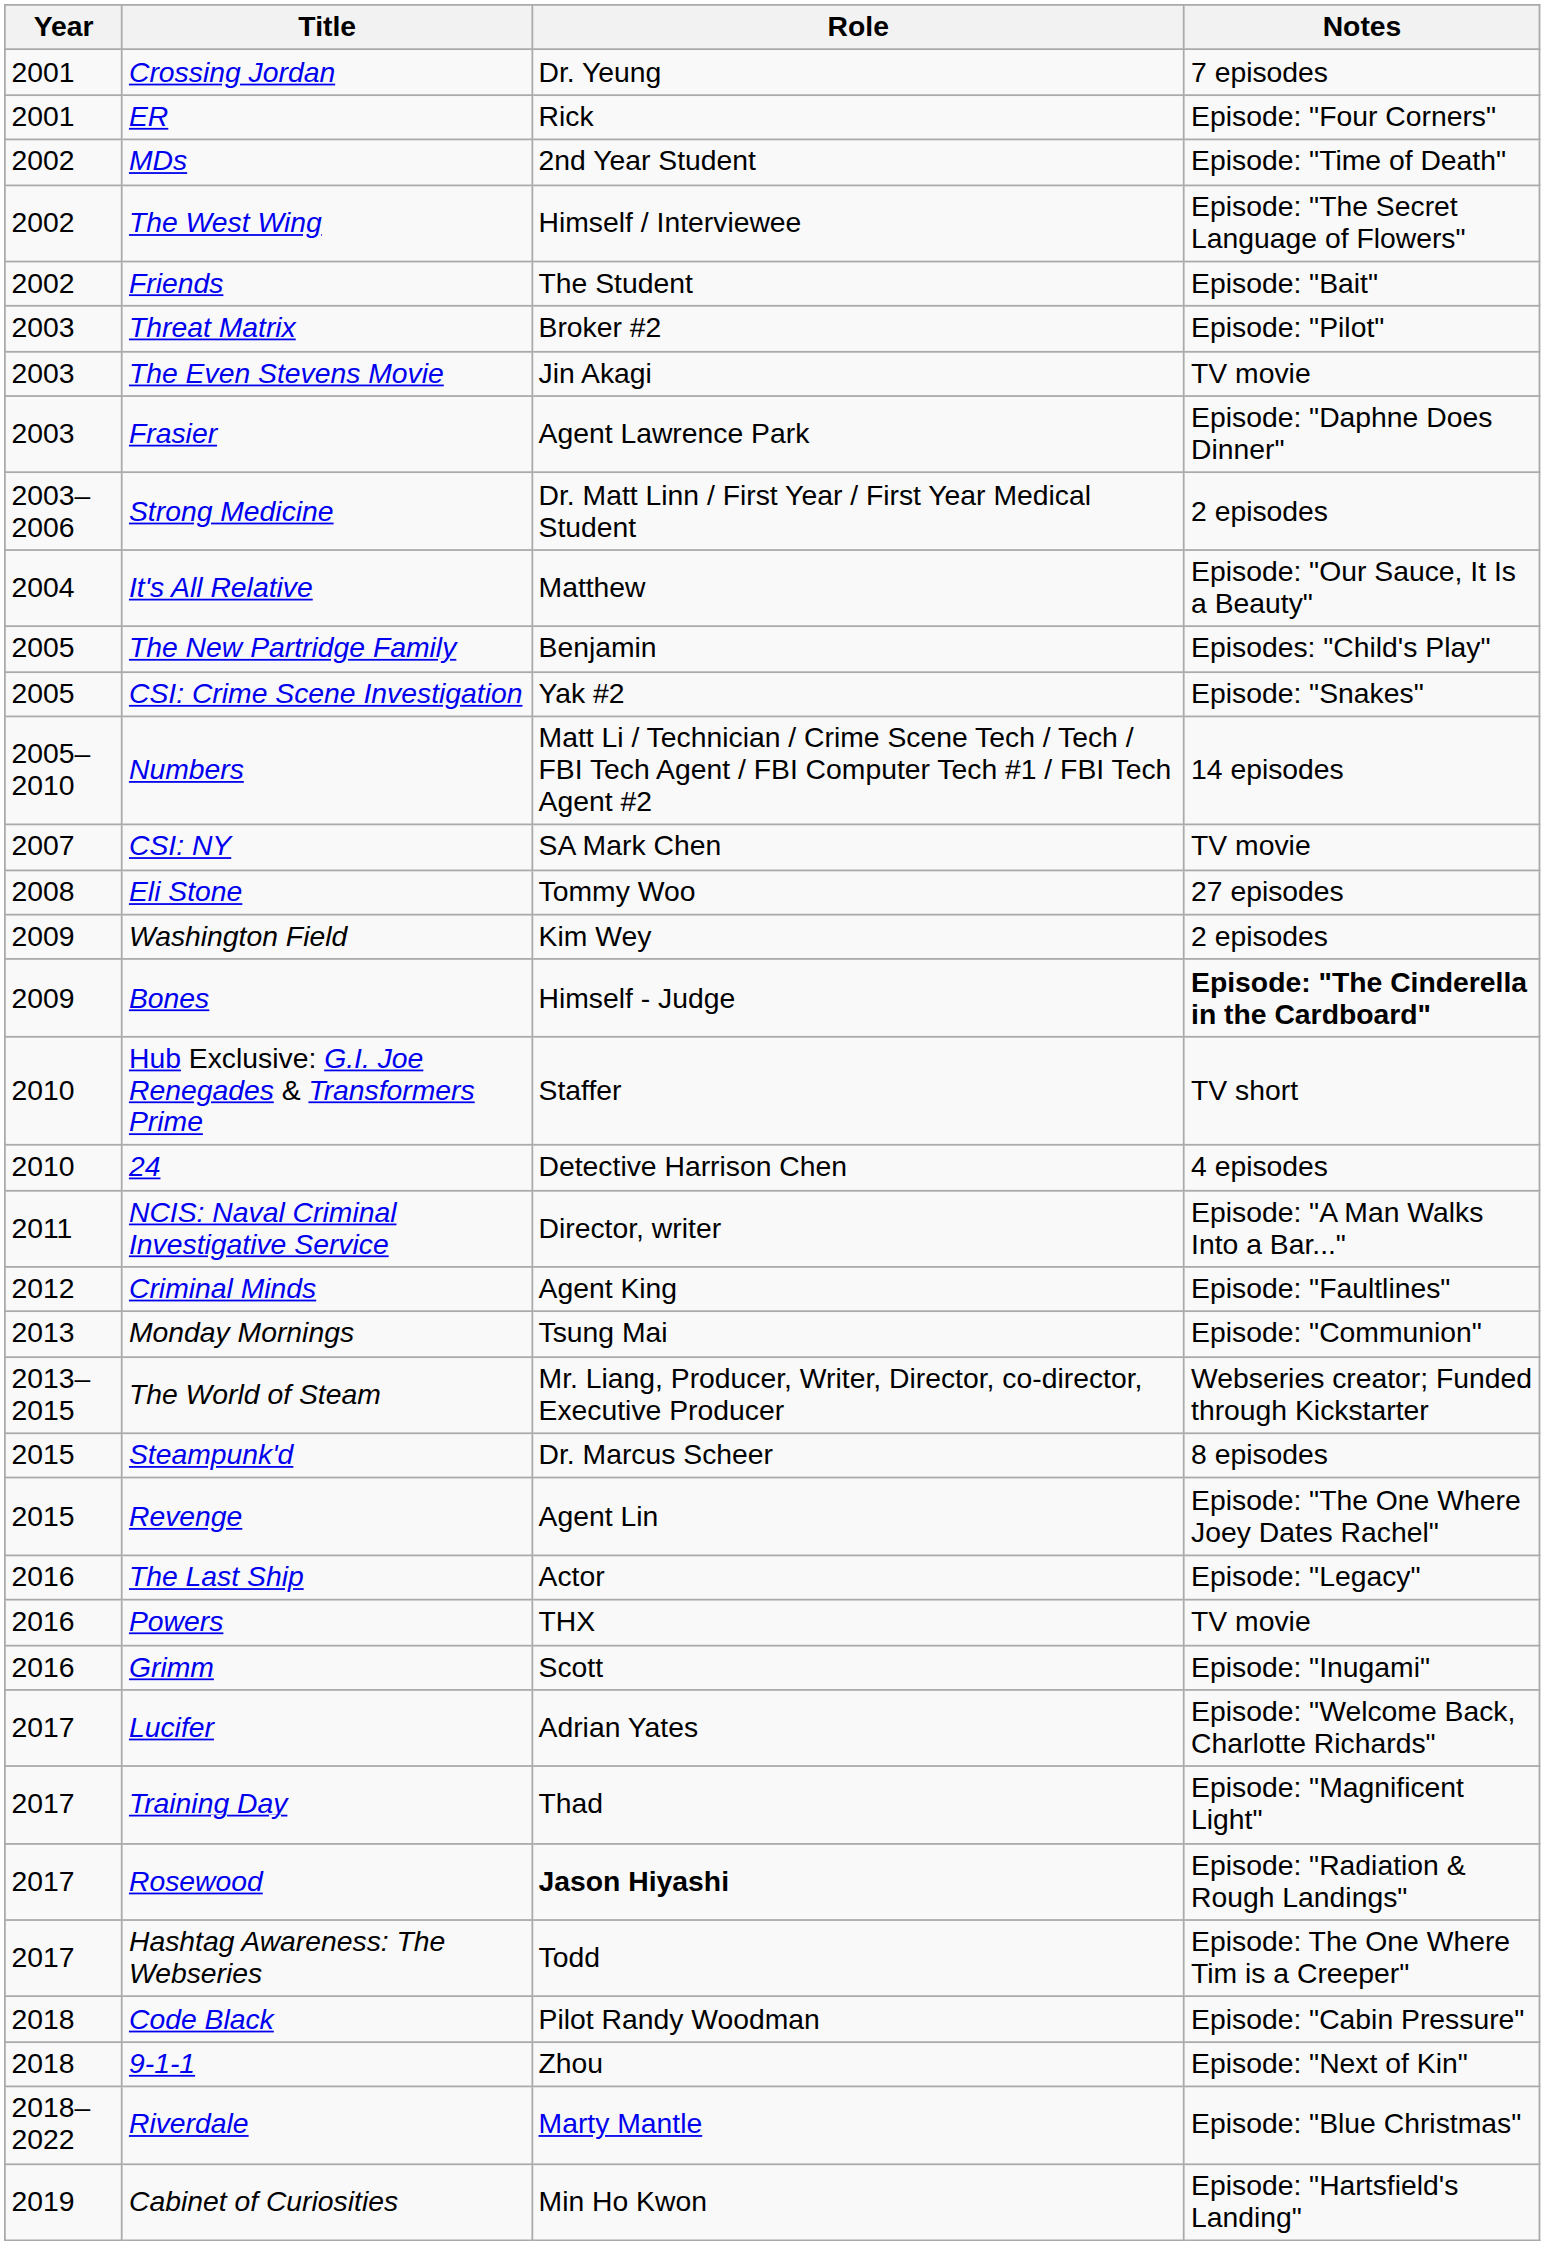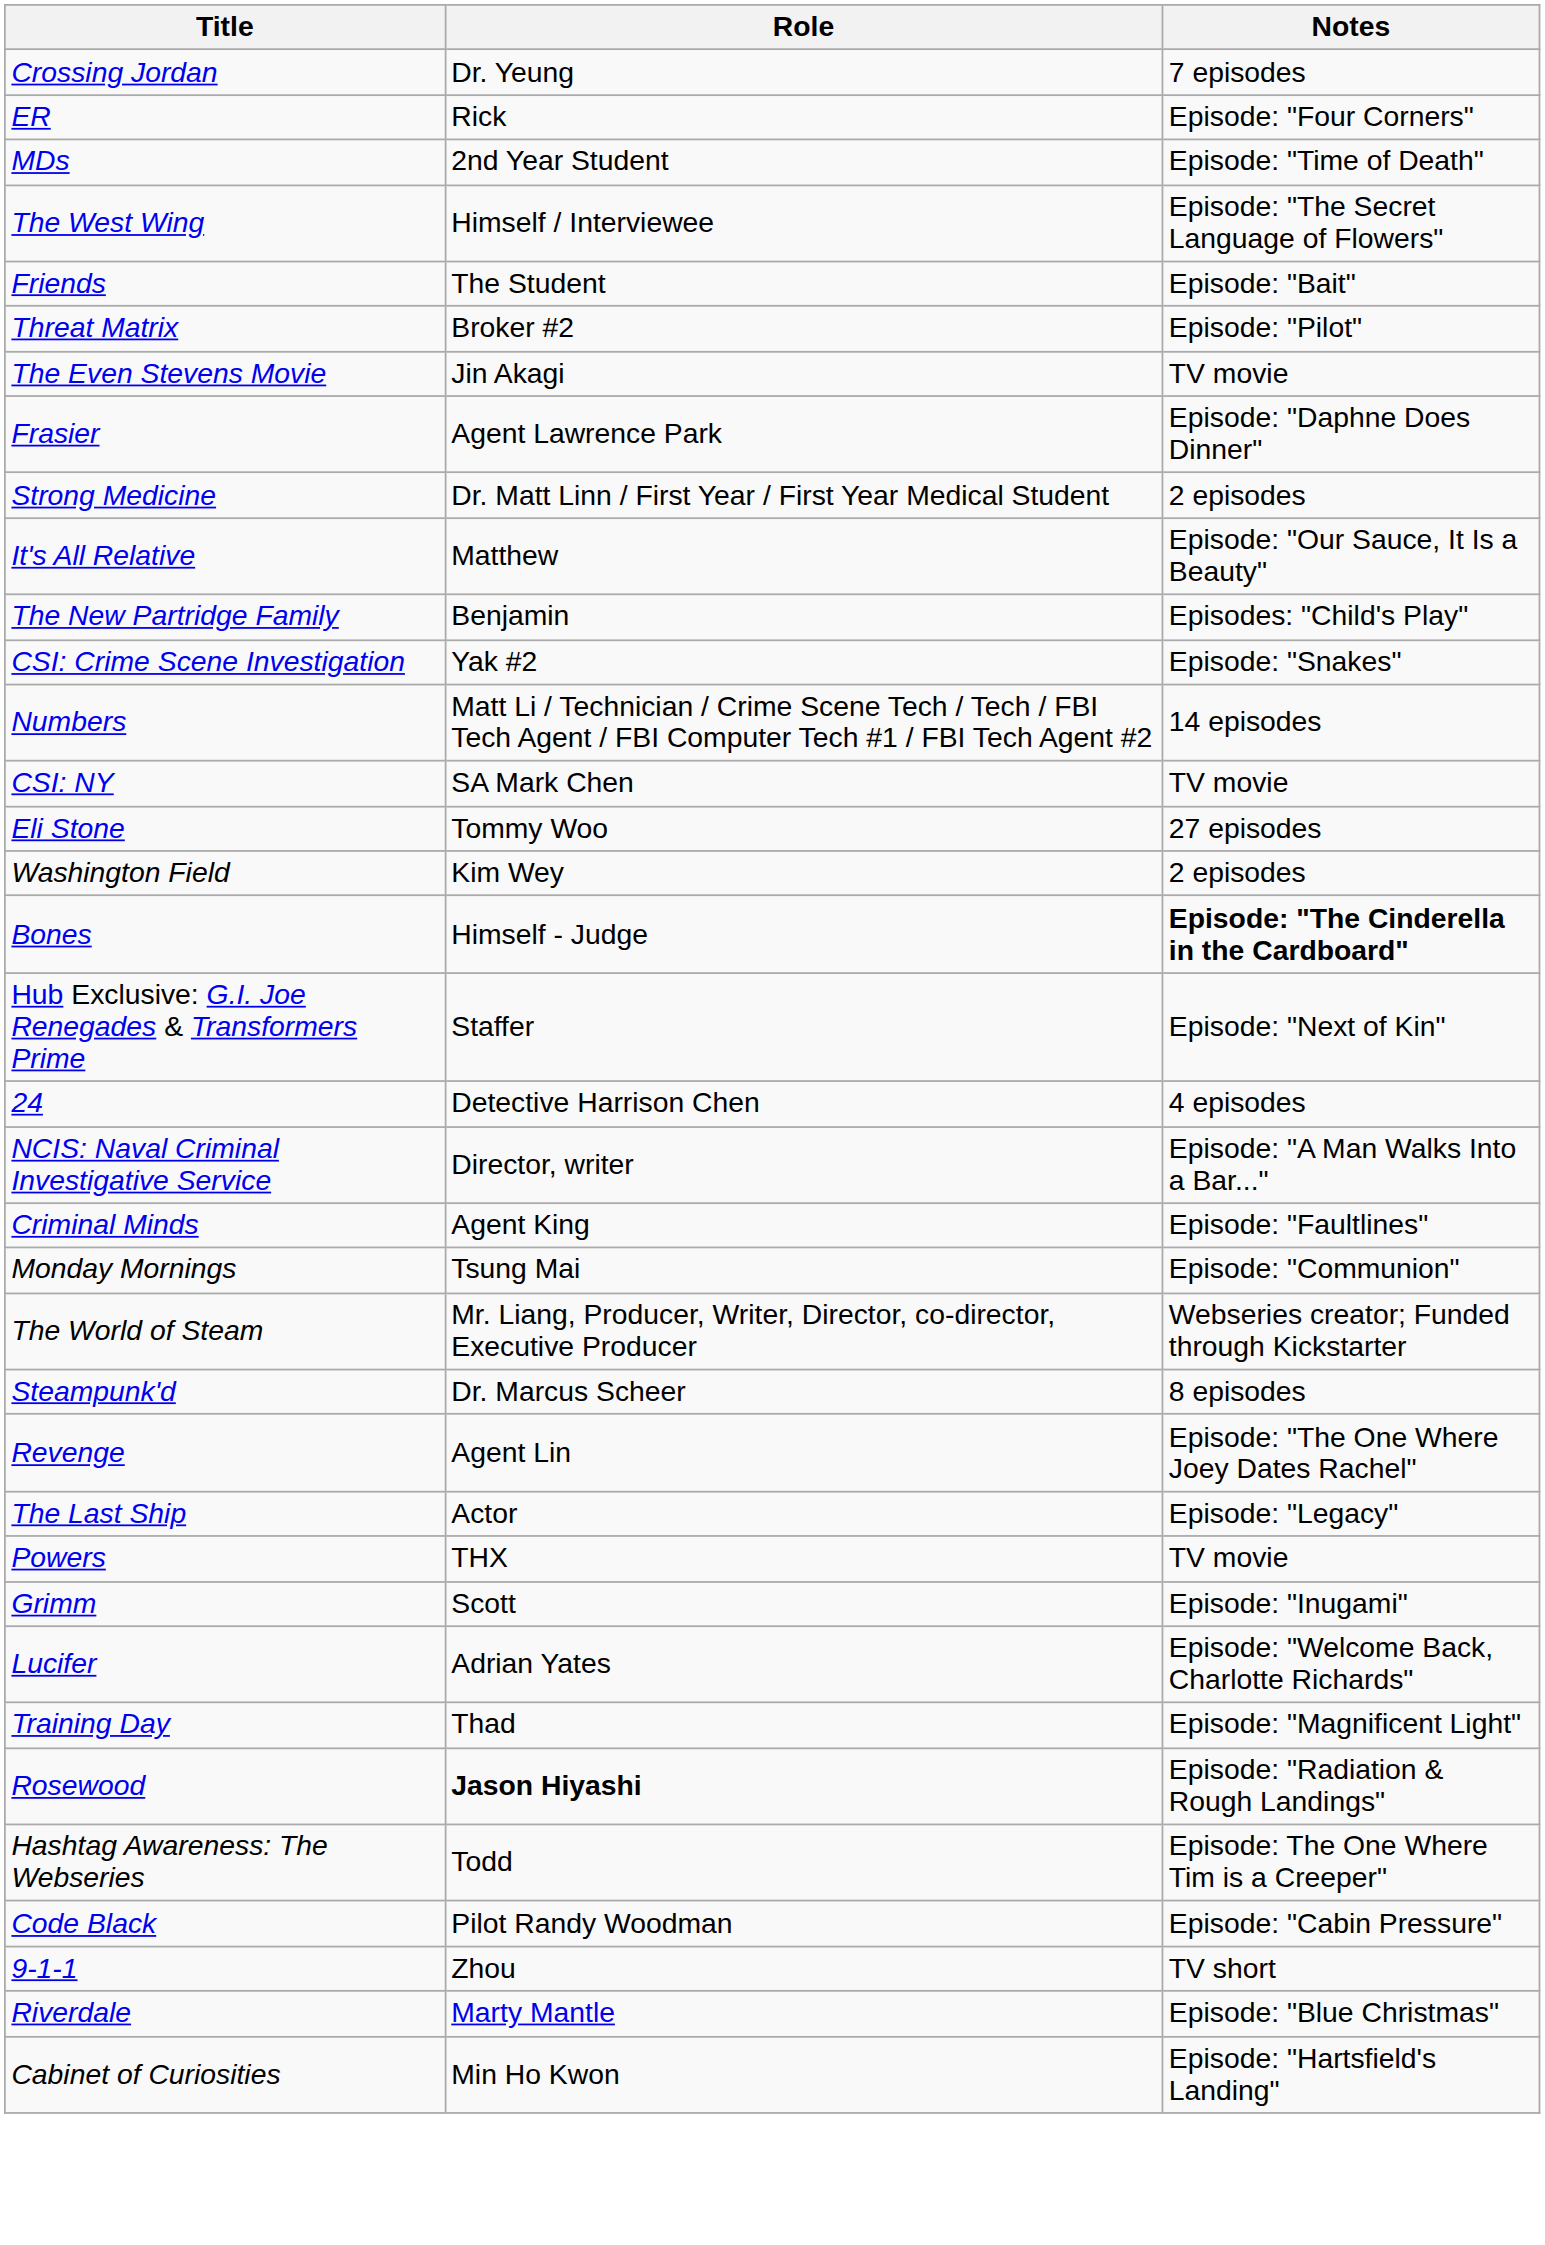- column: (64, 26)
(1245, 1090) TV short -> (1307, 1026) Episode: "Next of Kin"
(1329, 2063) Episode: "Next of Kin" -> (1222, 1968) TV short
